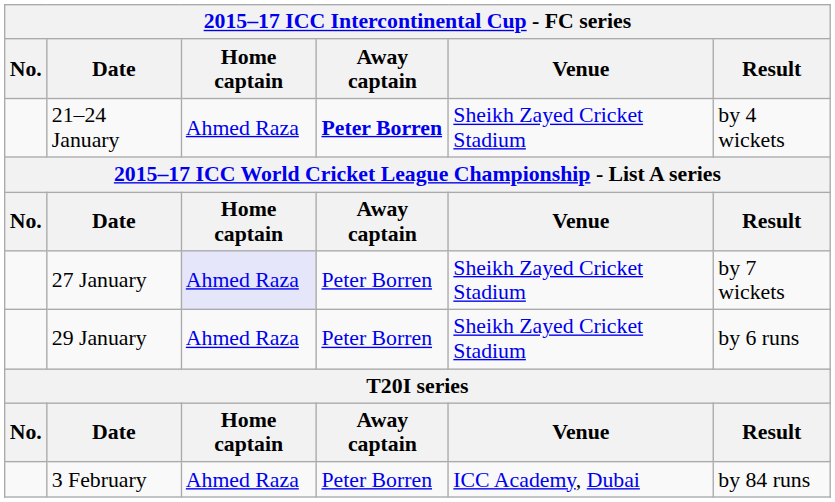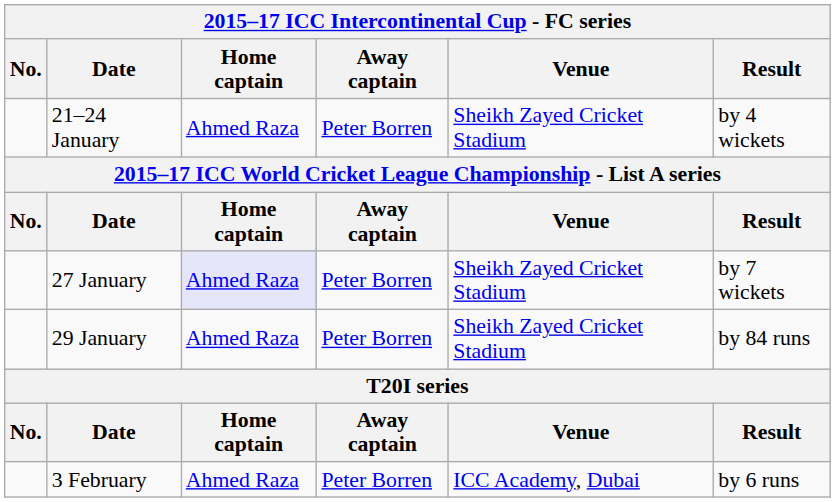(382, 127) bold -> (377, 127) normal
(759, 338) by 6 runs -> (764, 338) by 84 runs
(764, 479) by 84 runs -> (759, 479) by 6 runs
